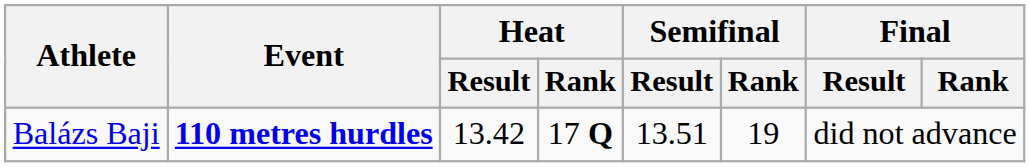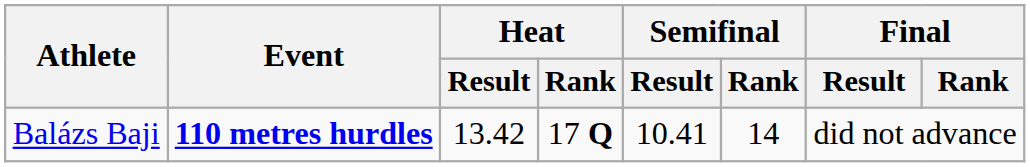(672, 134) 13.51 -> (672, 134) 10.41
(763, 134) 19 -> (763, 134) 14
